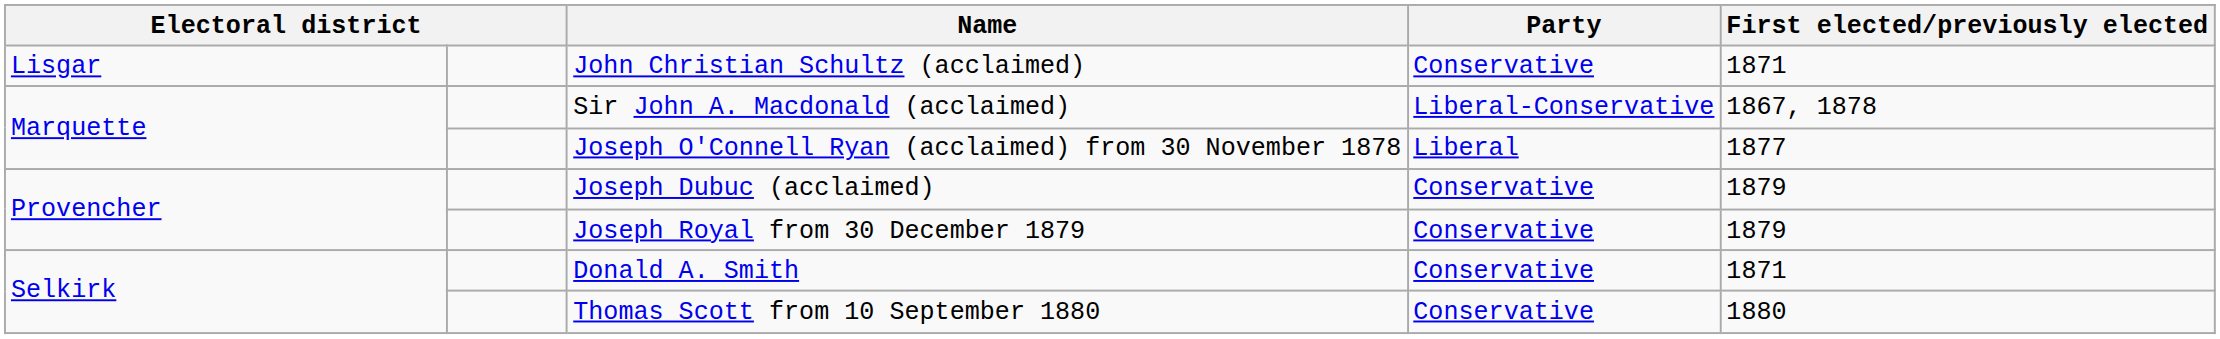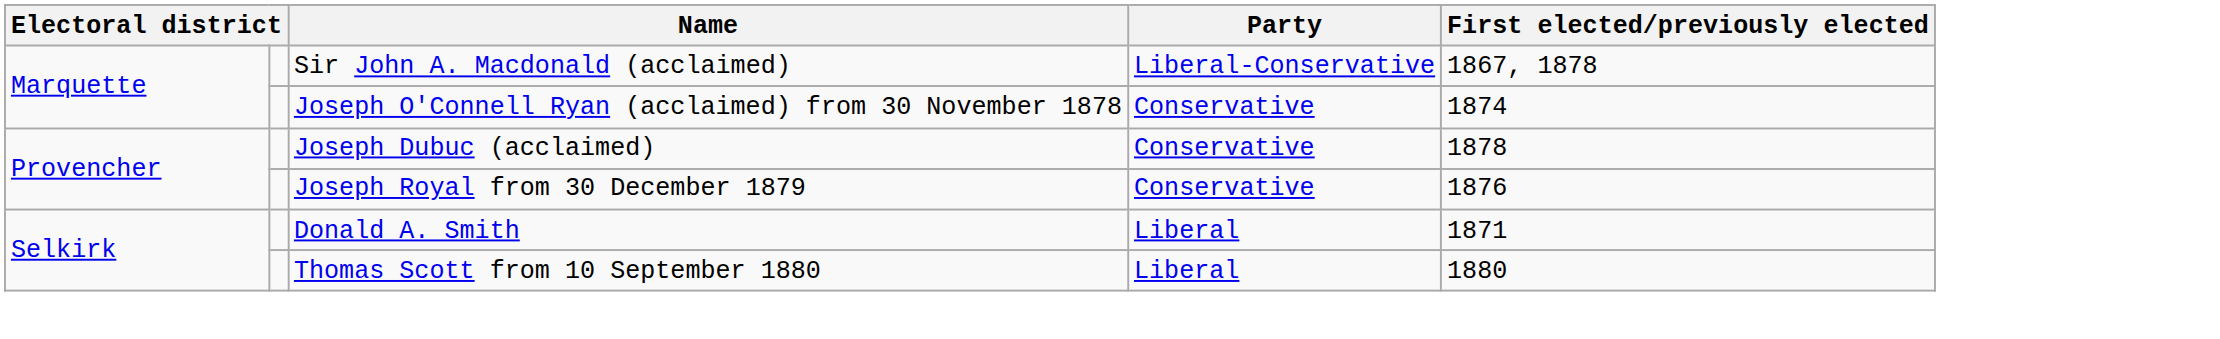- row: (829, 66)
(1466, 148) Liberal -> (1224, 107) Conservative
(1757, 148) 1877 -> (1477, 107) 1874
(1757, 189) 1879 -> (1477, 148) 1878
(1757, 230) 1879 -> (1477, 189) 1876
(1504, 271) Conservative -> (1187, 230) Liberal
(1504, 312) Conservative -> (1187, 271) Liberal
